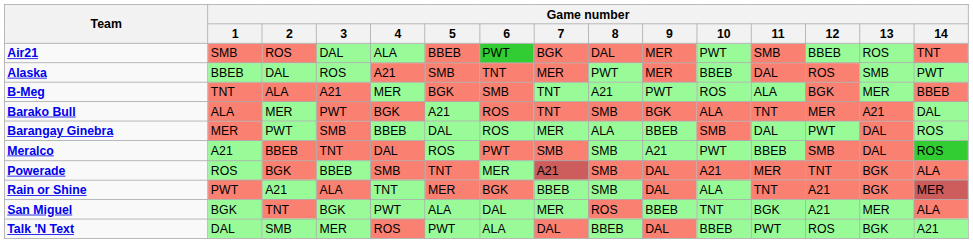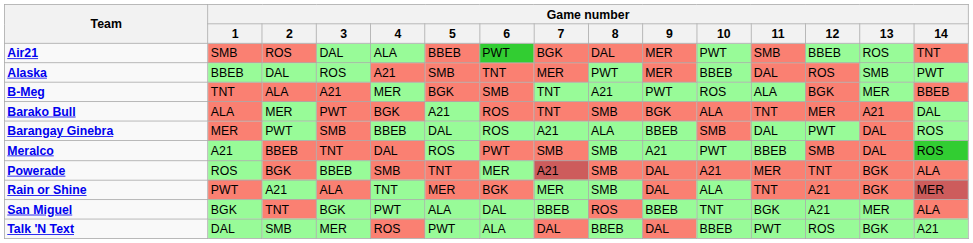(550, 131) MER -> (548, 131) A21
(553, 190) BBEB -> (550, 190) MER
(550, 209) MER -> (553, 209) BBEB
